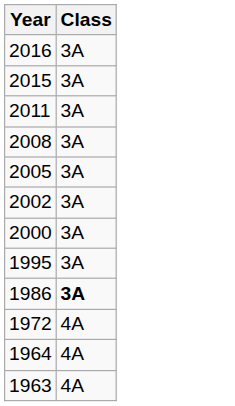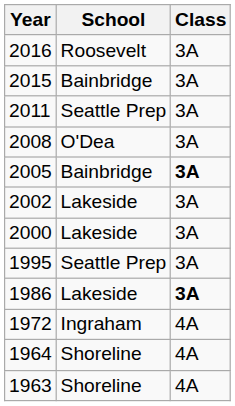+ column: (113, 19)
(72, 171) normal -> (187, 171) bold
